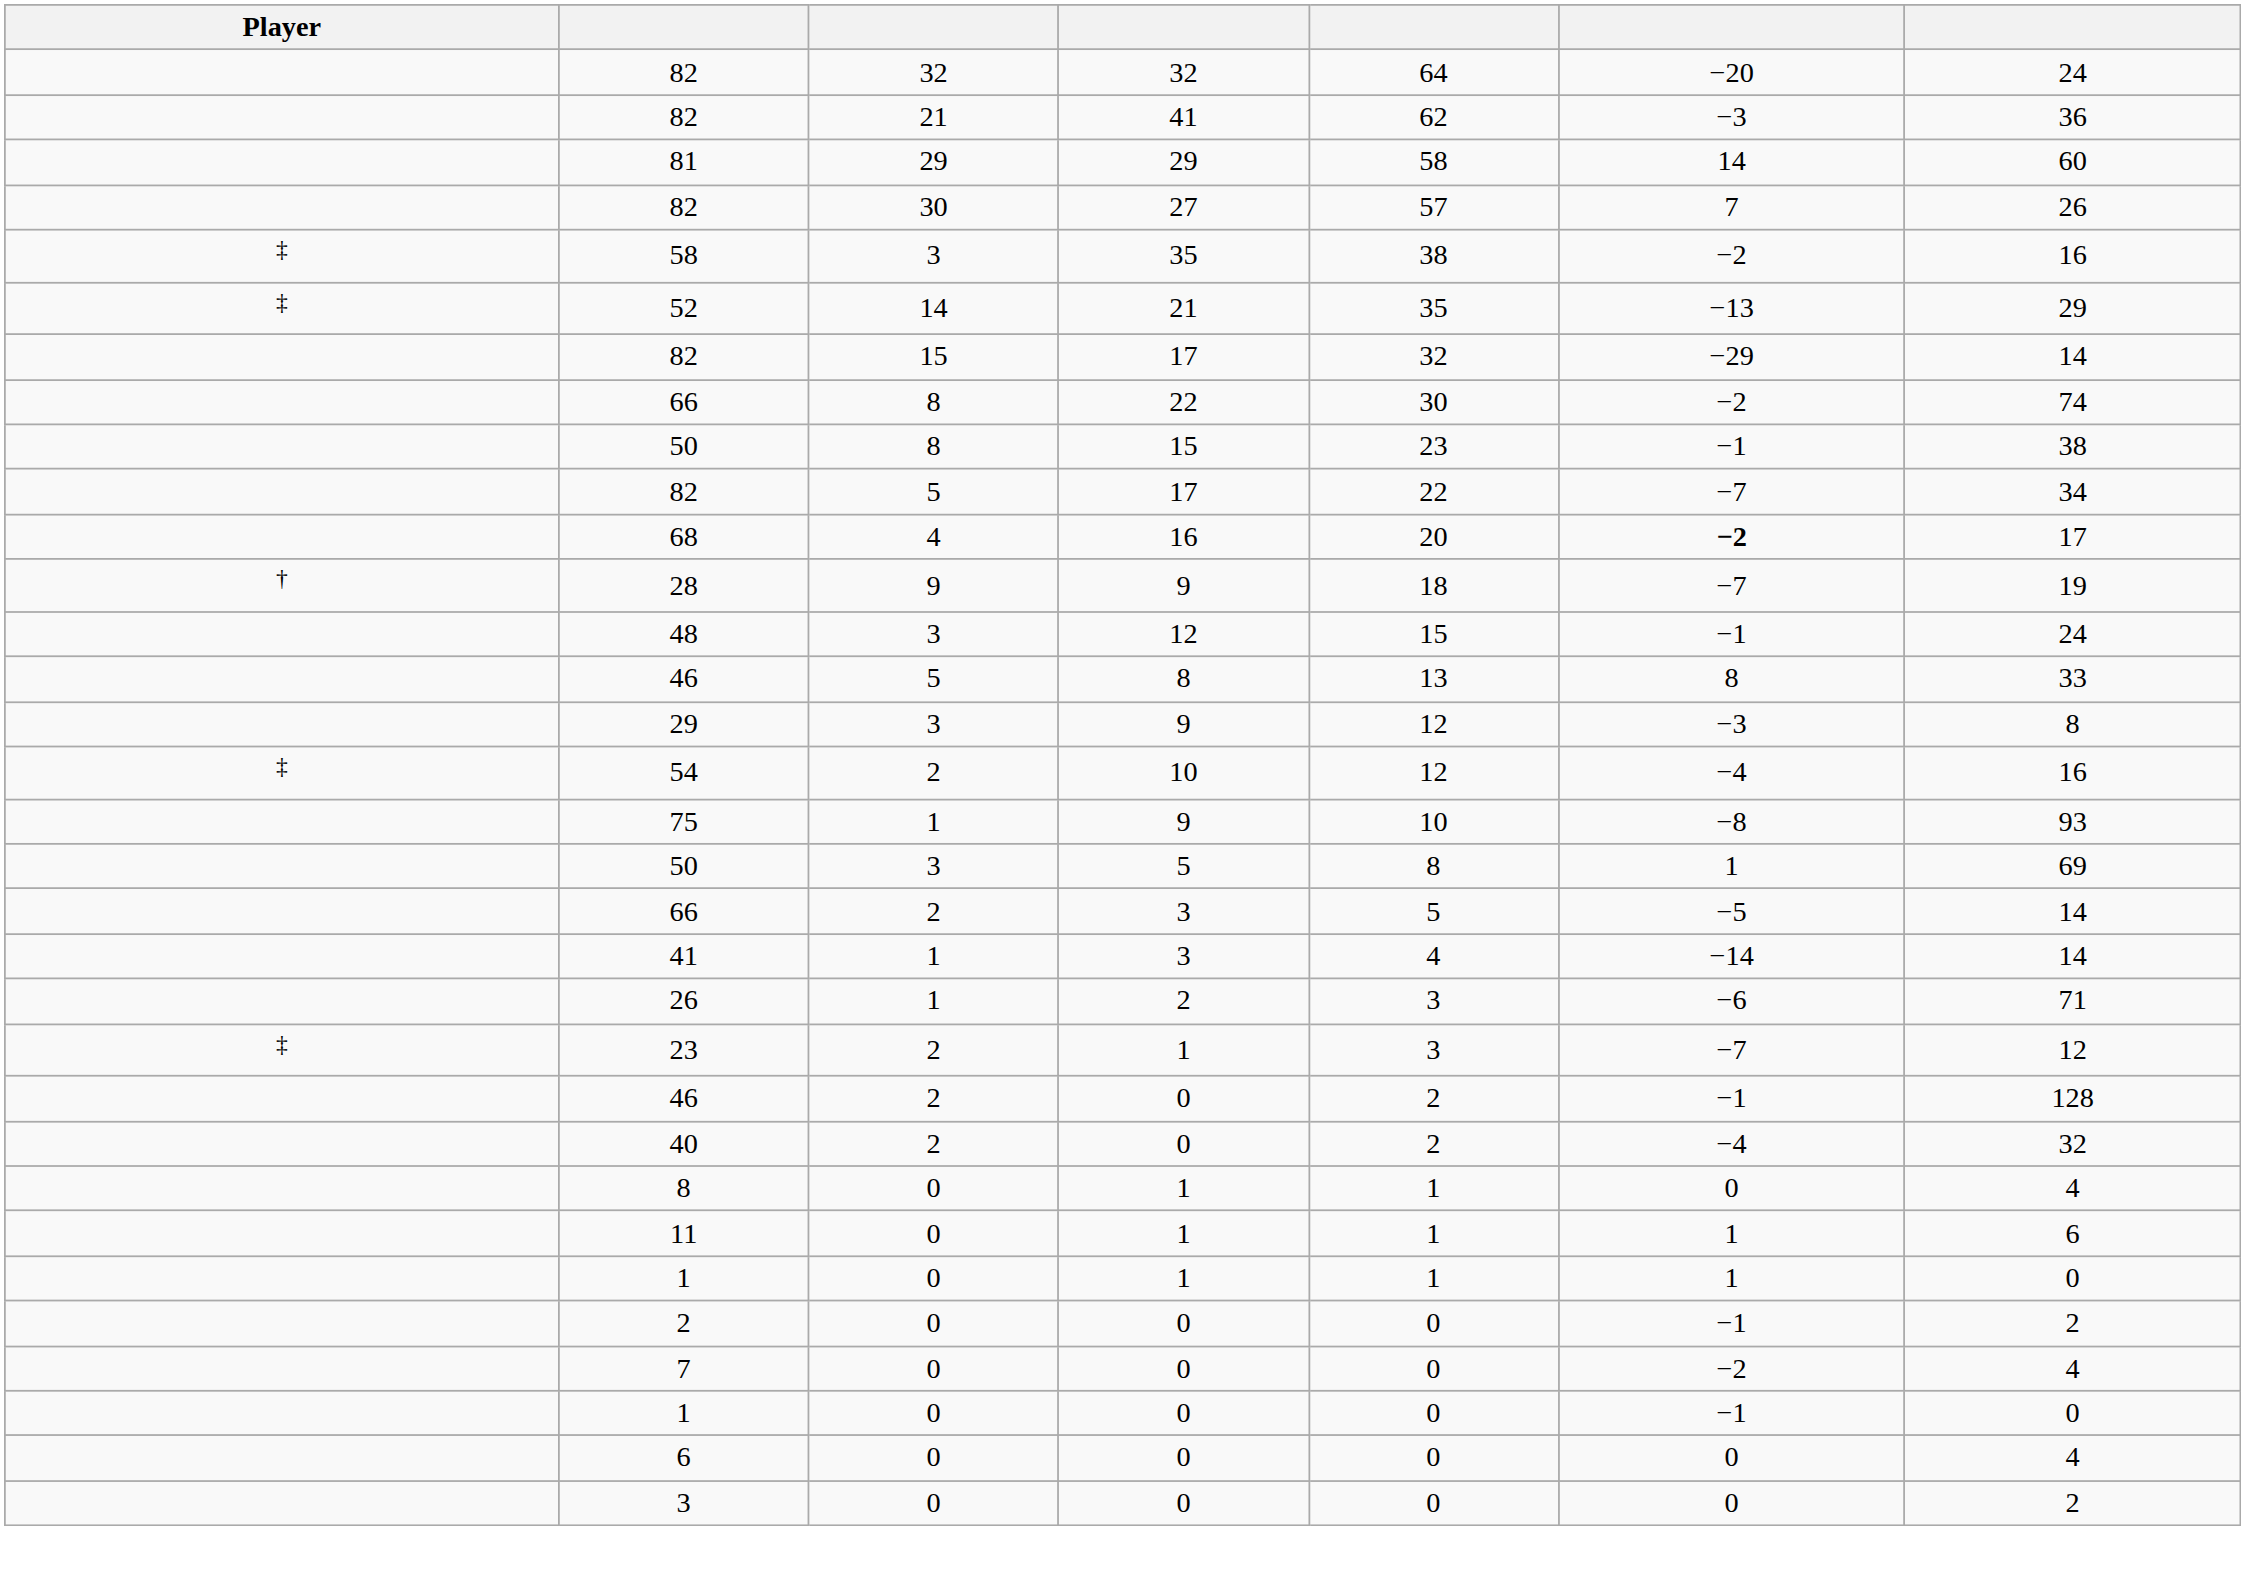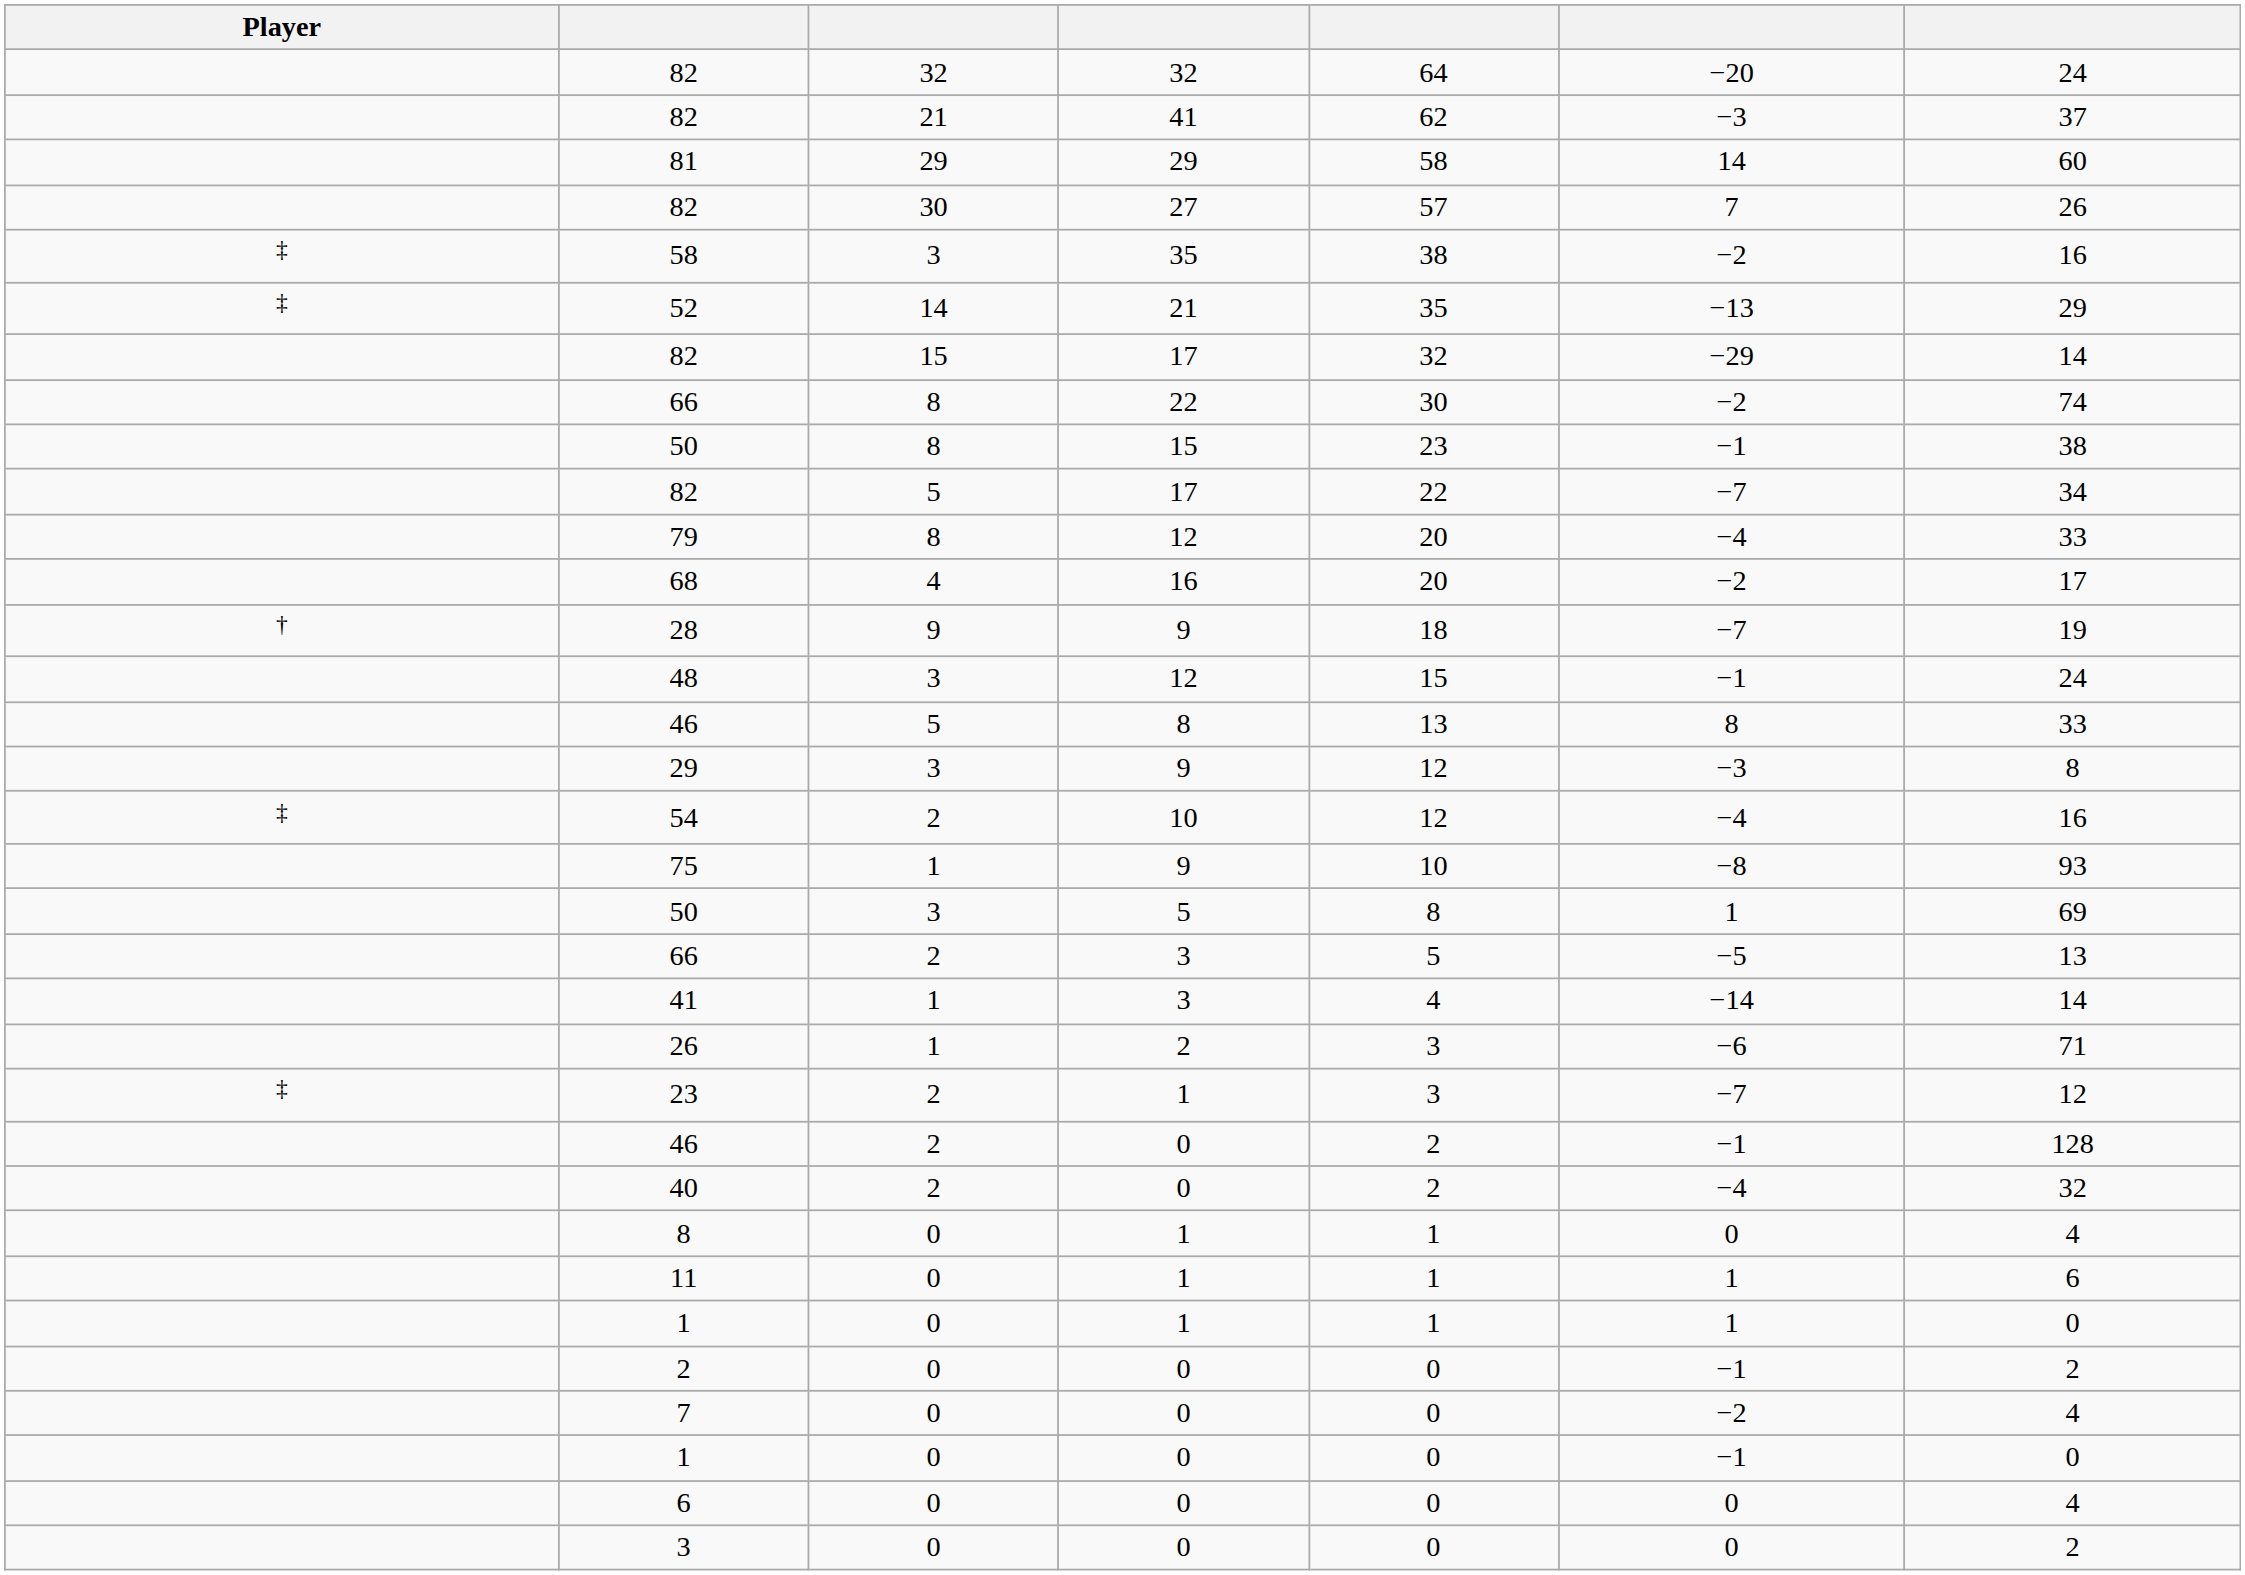(2073, 116) 36 -> (2073, 116) 37
+ row: (684, 536)
(1732, 536) bold -> (1732, 581) normal
(2073, 910) 14 -> (2073, 955) 13
